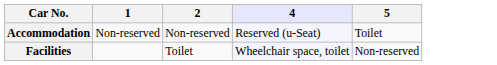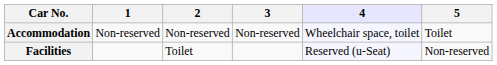+ column: (267, 13)
(278, 32) Reserved (u-Seat) -> (362, 32) Wheelchair space, toilet
(292, 51) Wheelchair space, toilet -> (348, 51) Reserved (u-Seat)
